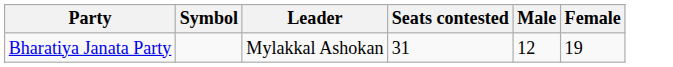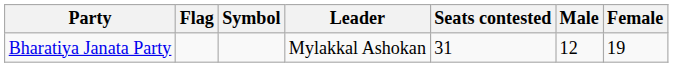+ column: (197, 18)
